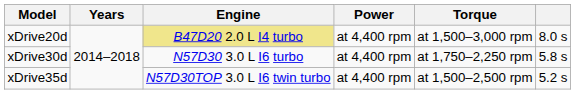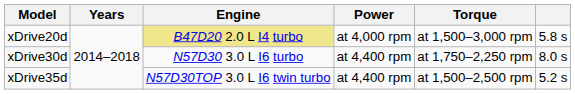(374, 36) at 4,400 rpm -> (374, 36) at 4,000 rpm
(553, 36) 8.0 s -> (553, 36) 5.8 s
(553, 57) 5.8 s -> (553, 57) 8.0 s
